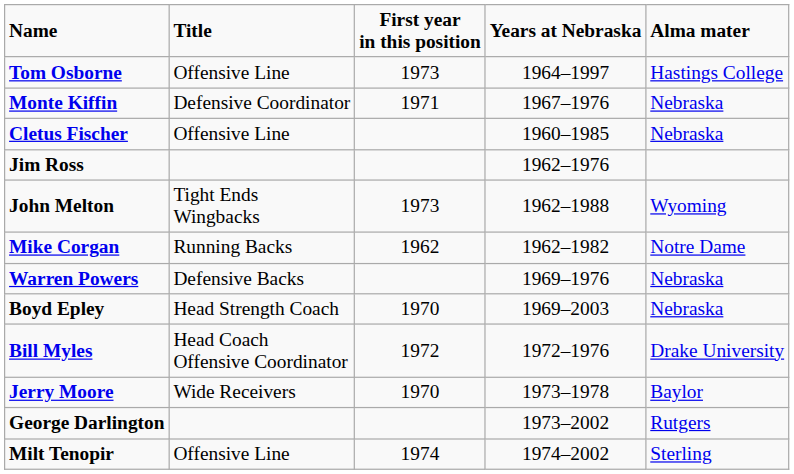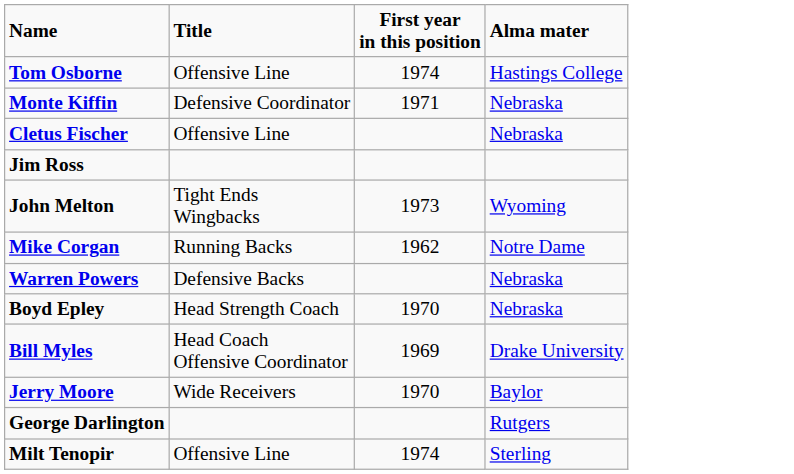- column: (566, 30)
(420, 72) 1973 -> (420, 72) 1974
(420, 350) 1972 -> (420, 350) 1969
